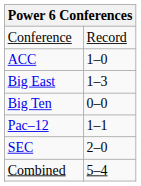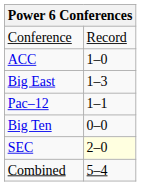rows swapped: (30, 103) <-> (28, 125)
(97, 147) no background -> (97, 147) lightyellow background
